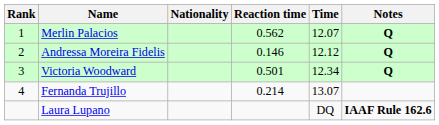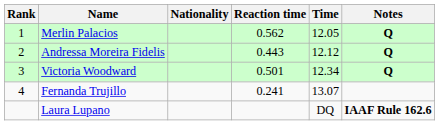(325, 33) 12.07 -> (325, 33) 12.05
(270, 52) 0.146 -> (270, 52) 0.443
(270, 91) 0.214 -> (270, 91) 0.241
